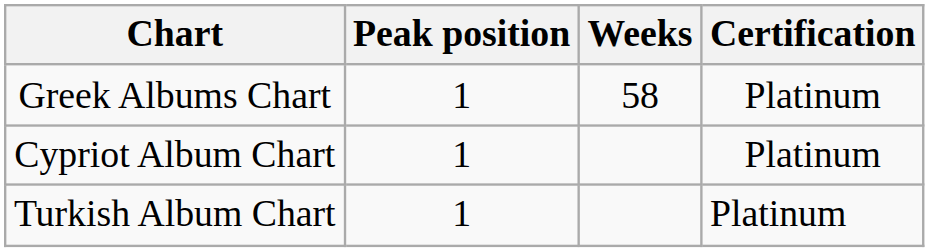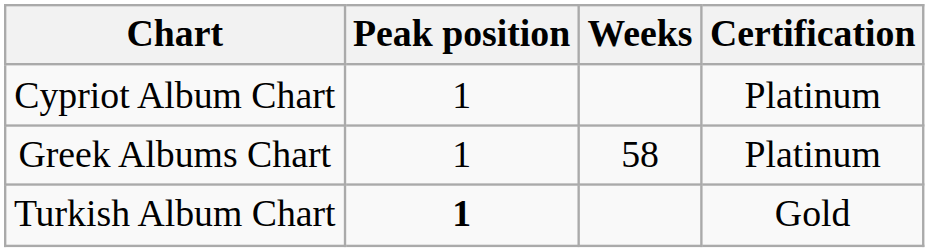rows swapped: (175, 94) <-> (175, 154)
(462, 214) normal -> (462, 214) bold
(778, 214) Platinum -> (813, 214) Gold
